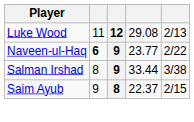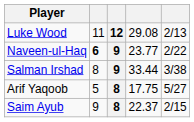+ row: (37, 88)
